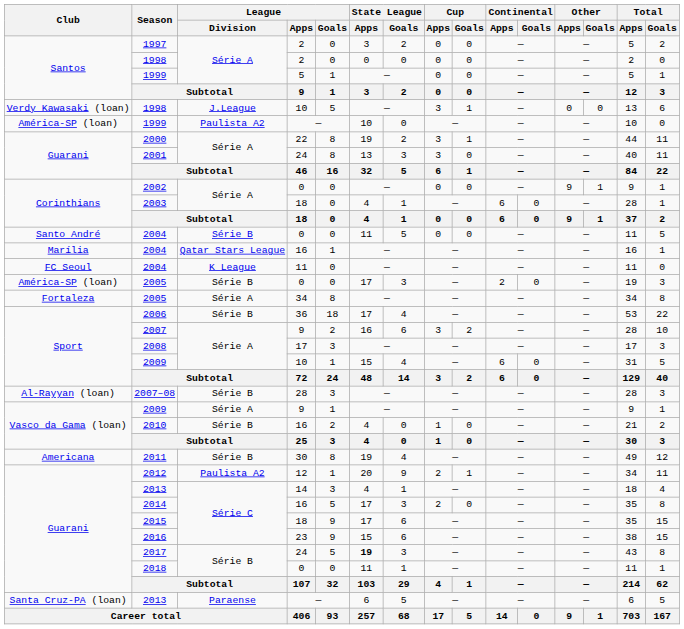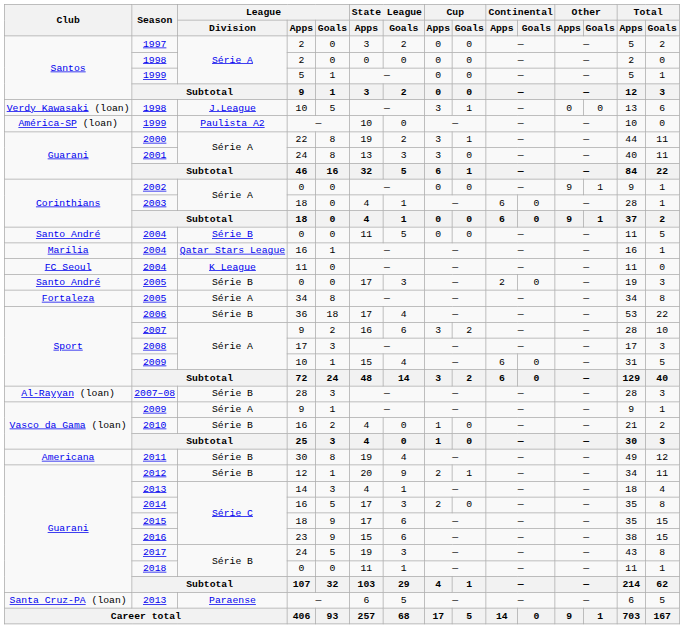(68, 282) América-SP (loan) -> (68, 282) Santo André
(232, 473) Paulista A2 -> (232, 473) Série B
(366, 553) bold -> (366, 553) normal
